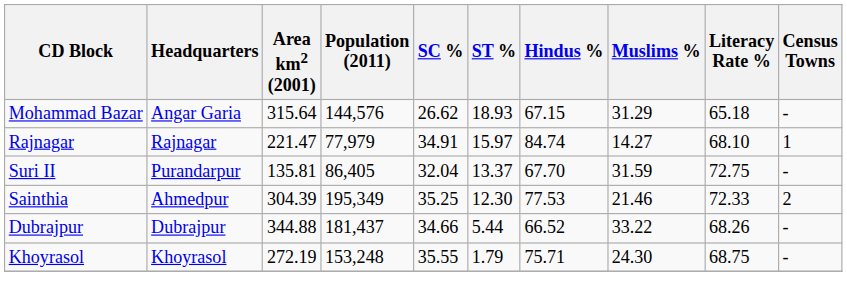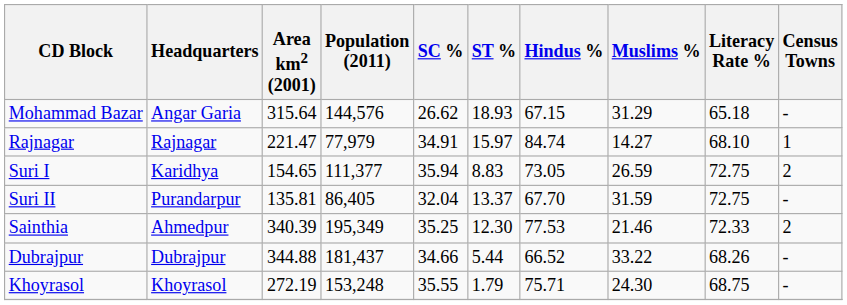+ row: (29, 170)
(292, 199) 304.39 -> (292, 228) 340.39
